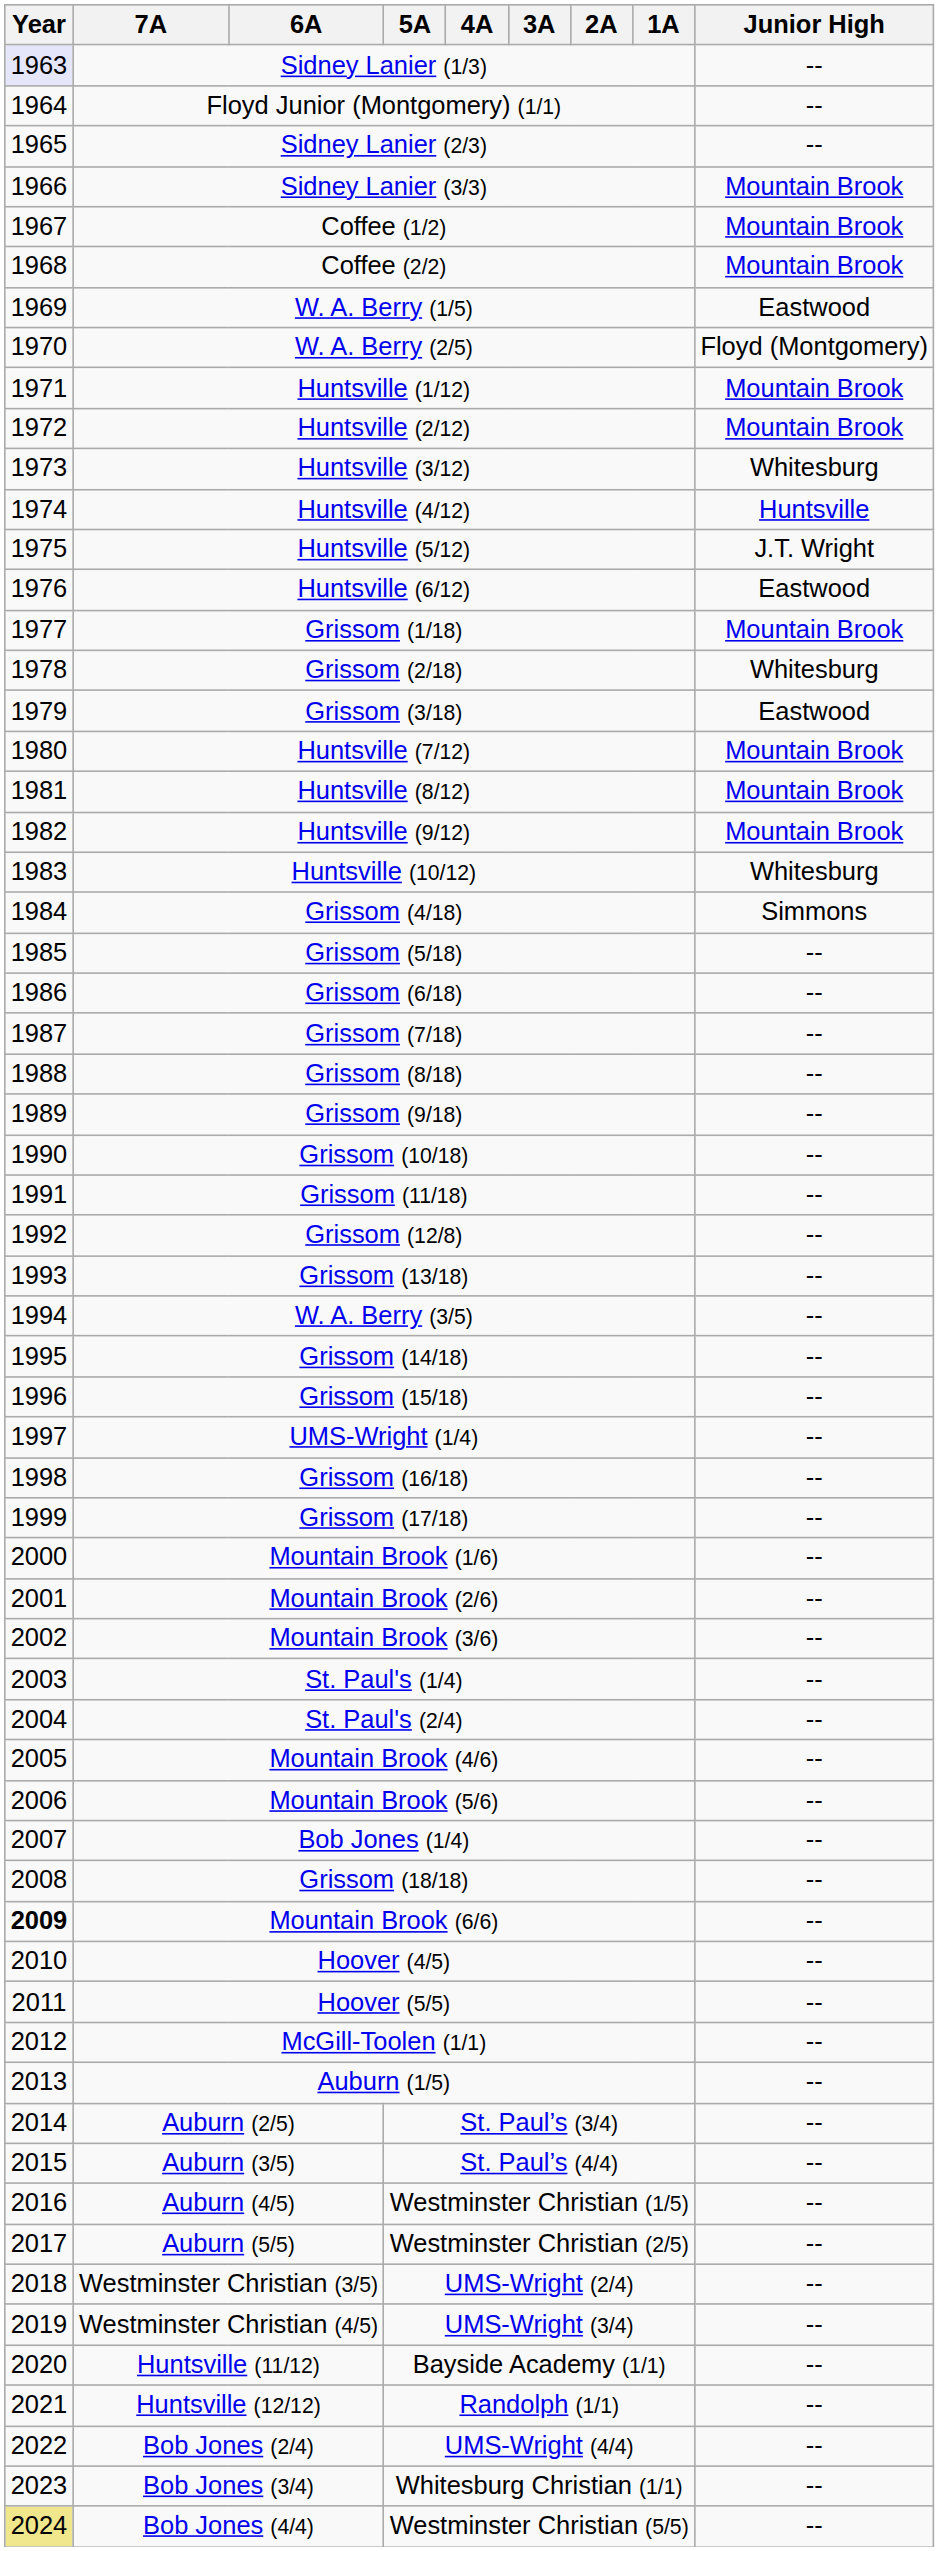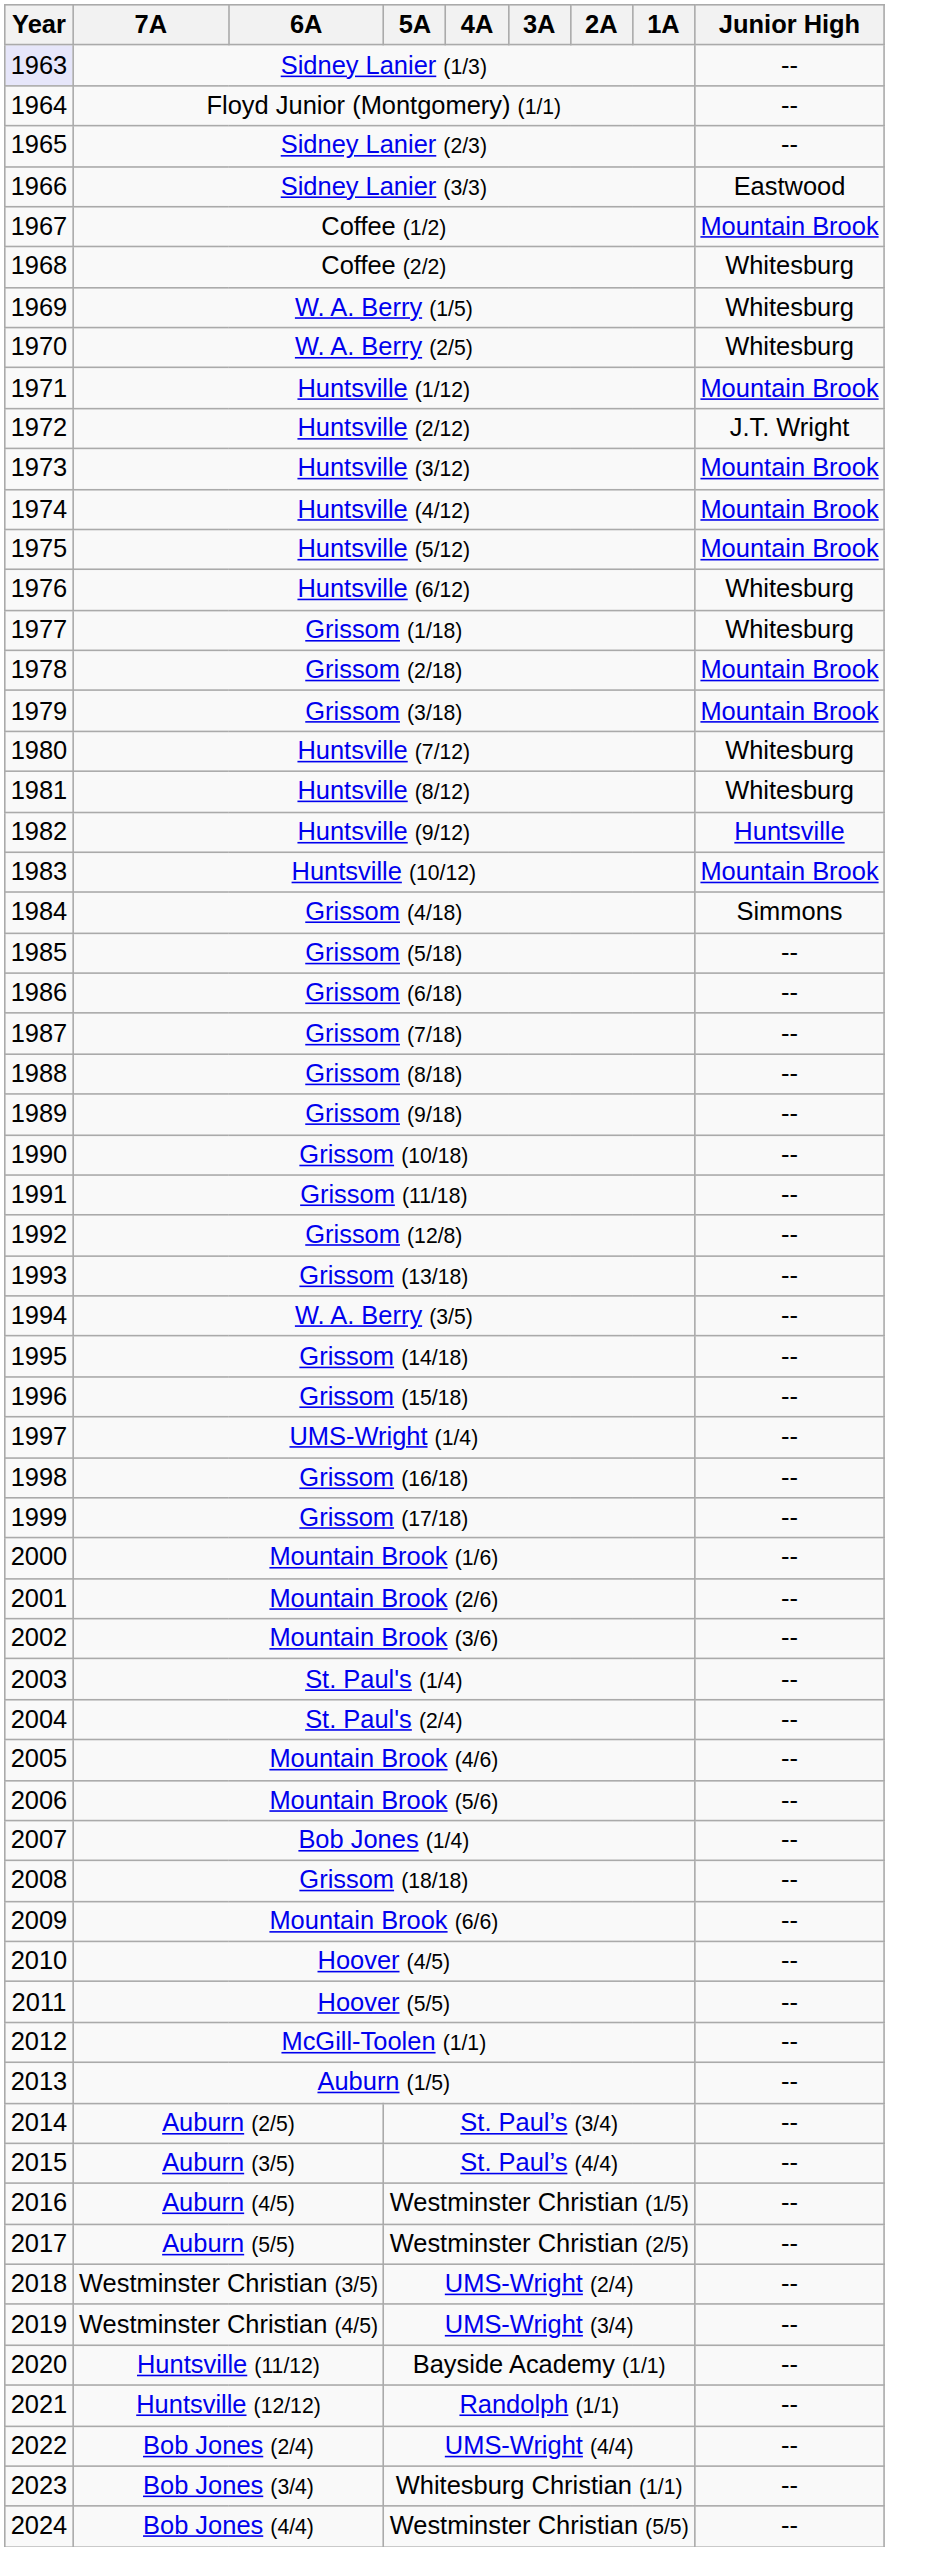(814, 186) Mountain Brook -> (789, 186) Eastwood
(814, 266) Mountain Brook -> (789, 266) Whitesburg
(814, 307) Eastwood -> (789, 307) Whitesburg
(814, 347) Floyd (Montgomery) -> (789, 347) Whitesburg
(814, 428) Mountain Brook -> (790, 428) J.T. Wright
(814, 468) Whitesburg -> (790, 468) Mountain Brook
(814, 508) Huntsville -> (790, 508) Mountain Brook
(814, 549) J.T. Wright -> (790, 549) Mountain Brook
(814, 589) Eastwood -> (789, 589) Whitesburg
(814, 629) Mountain Brook -> (789, 629) Whitesburg
(814, 670) Whitesburg -> (790, 670) Mountain Brook
(814, 710) Eastwood -> (790, 710) Mountain Brook
(814, 750) Mountain Brook -> (789, 750) Whitesburg
(814, 791) Mountain Brook -> (789, 791) Whitesburg
(814, 831) Mountain Brook -> (789, 831) Huntsville
(814, 871) Whitesburg -> (790, 871) Mountain Brook
(39, 1920) bold -> (39, 1920) normal
(39, 2526) khaki background -> (39, 2526) no background
